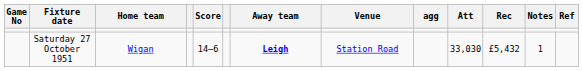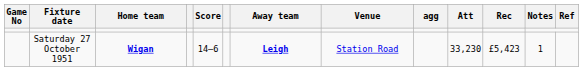(141, 49) normal -> (141, 49) bold
(466, 49) 33,030 -> (466, 49) 33,230
(504, 49) £5,432 -> (504, 49) £5,423
